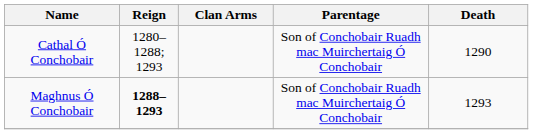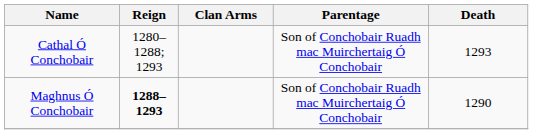(478, 51) 1290 -> (478, 51) 1293
(478, 103) 1293 -> (478, 103) 1290
